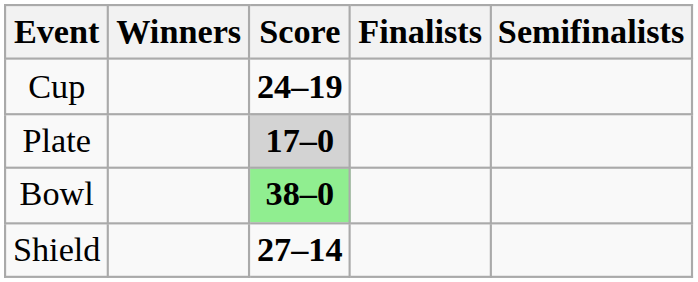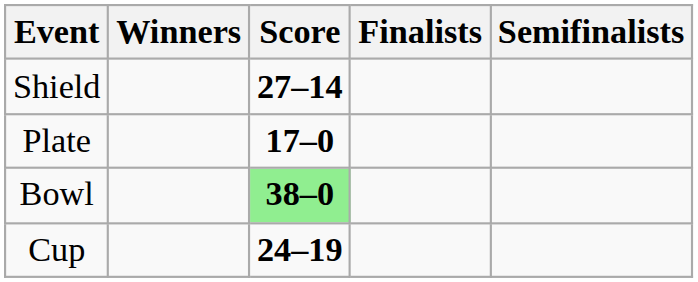rows swapped: (57, 85) <-> (57, 248)
(300, 140) lightgrey background -> (300, 140) no background
